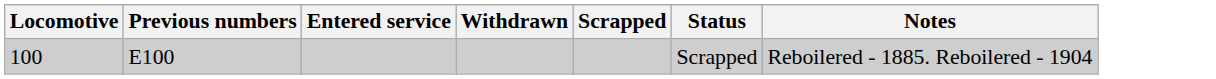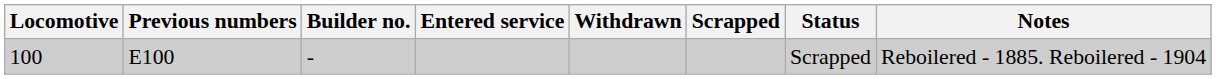+ column: (359, 21)
